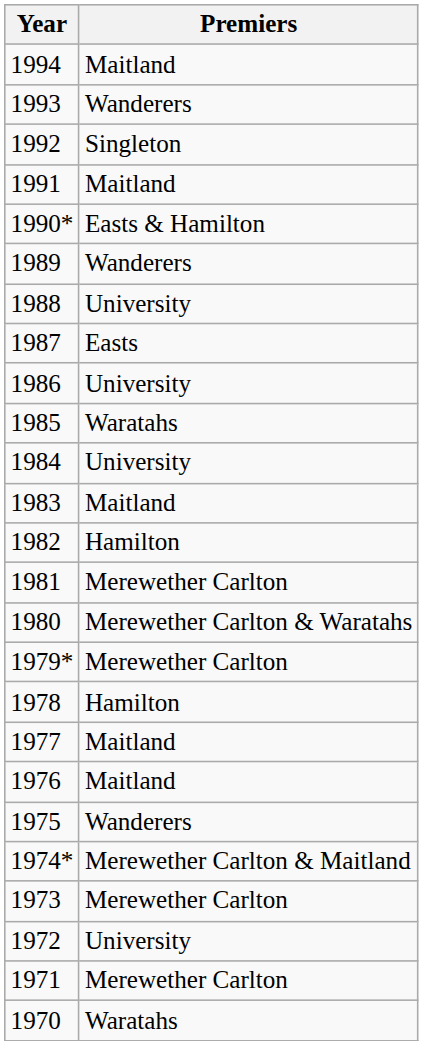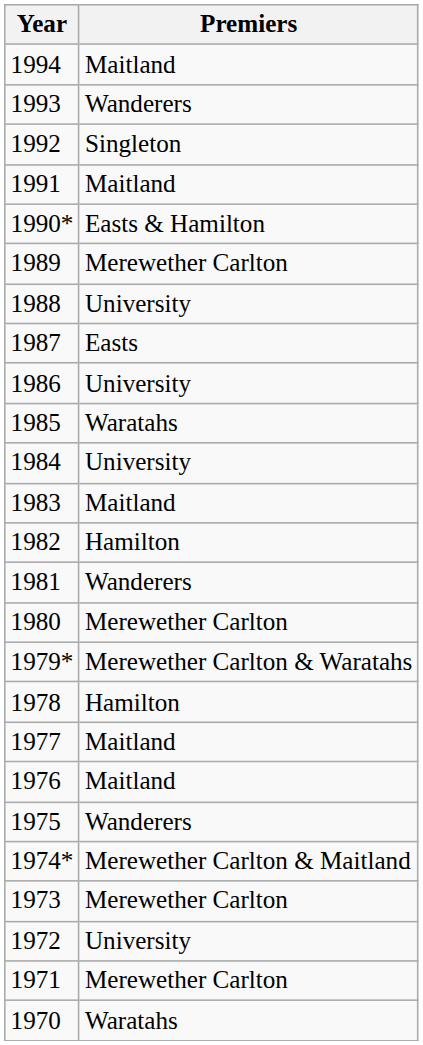(138, 263) Wanderers -> (186, 263) Merewether Carlton
(186, 582) Merewether Carlton -> (138, 582) Wanderers
(249, 622) Merewether Carlton & Waratahs -> (186, 622) Merewether Carlton
(186, 661) Merewether Carlton -> (249, 661) Merewether Carlton & Waratahs
